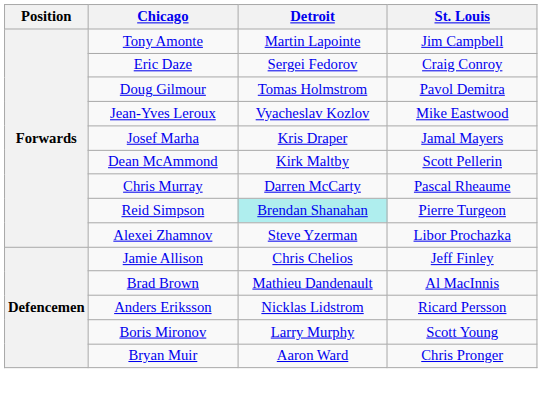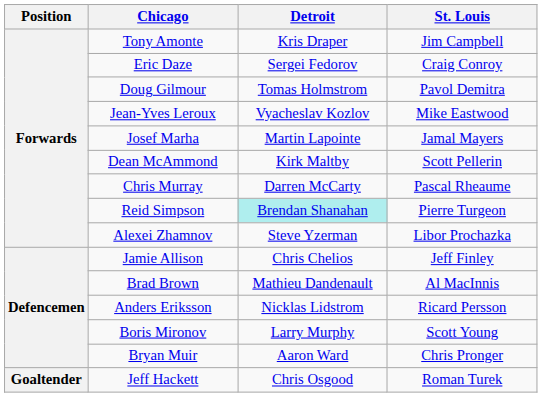(313, 41) Martin Lapointe -> (313, 41) Kris Draper
(313, 138) Kris Draper -> (313, 138) Martin Lapointe
+ row: (163, 380)
